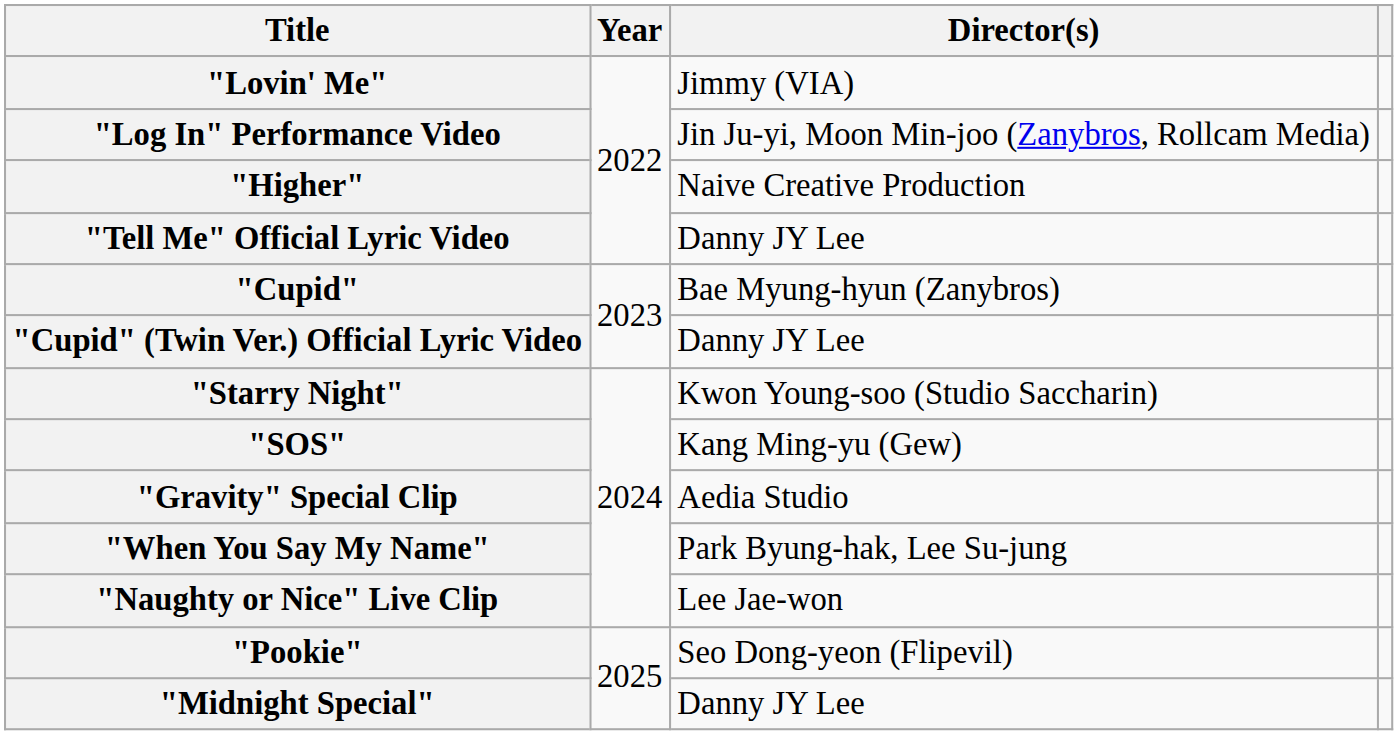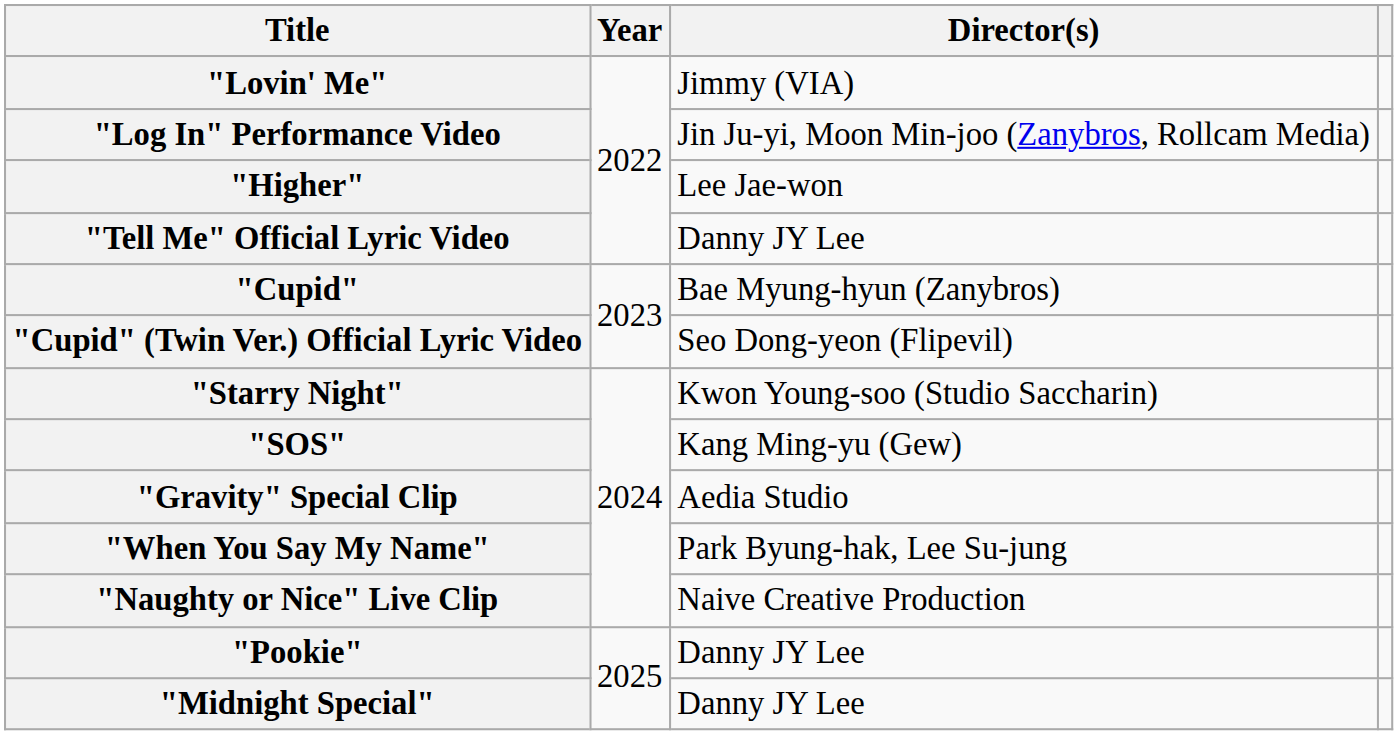(851, 185) Naive Creative Production -> (760, 185) Lee Jae-won
(771, 340) Danny JY Lee -> (845, 340) Seo Dong-yeon (Flipevil)
(760, 599) Lee Jae-won -> (851, 599) Naive Creative Production
(845, 651) Seo Dong-yeon (Flipevil) -> (771, 651) Danny JY Lee
